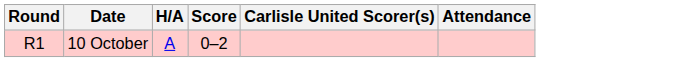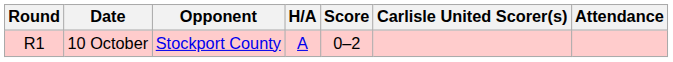+ column: (218, 17)
